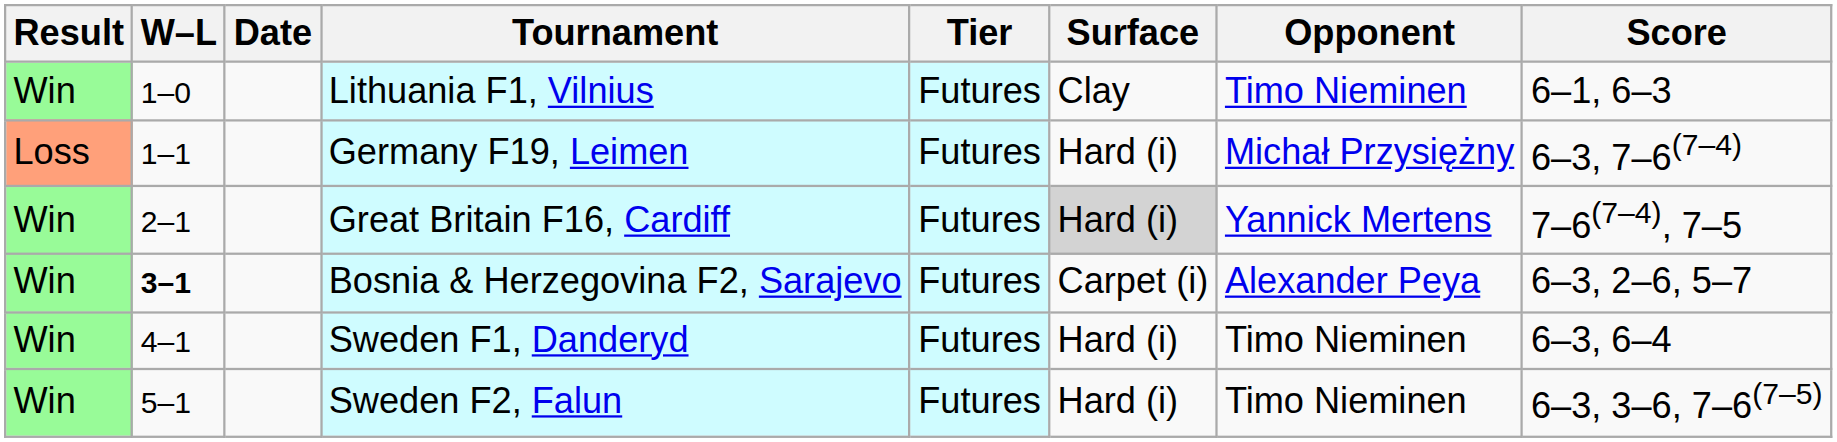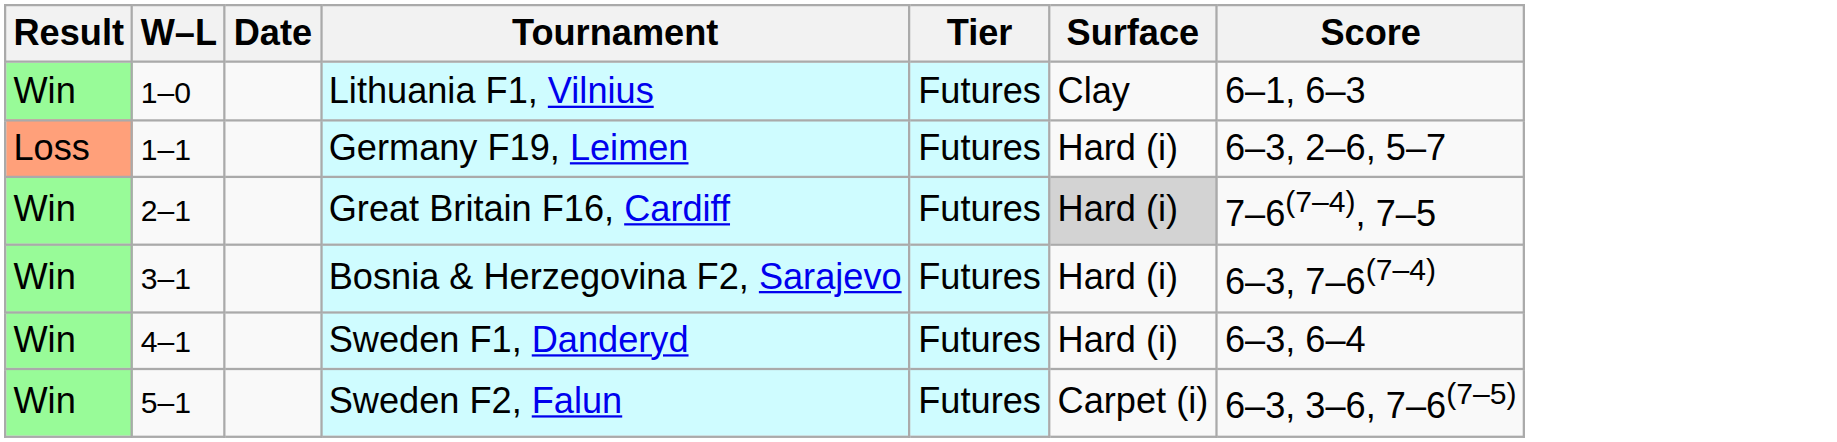- column: (1370, 33)
(1636, 152) 6–3, 7–6(7–4) -> (1336, 147) 6–3, 2–6, 5–7
(166, 282) bold -> (166, 279) normal
(1133, 282) Carpet (i) -> (1118, 277) Hard (i)
(1642, 282) 6–3, 2–6, 5–7 -> (1330, 277) 6–3, 7–6(7–4)
(1118, 401) Hard (i) -> (1133, 401) Carpet (i)
